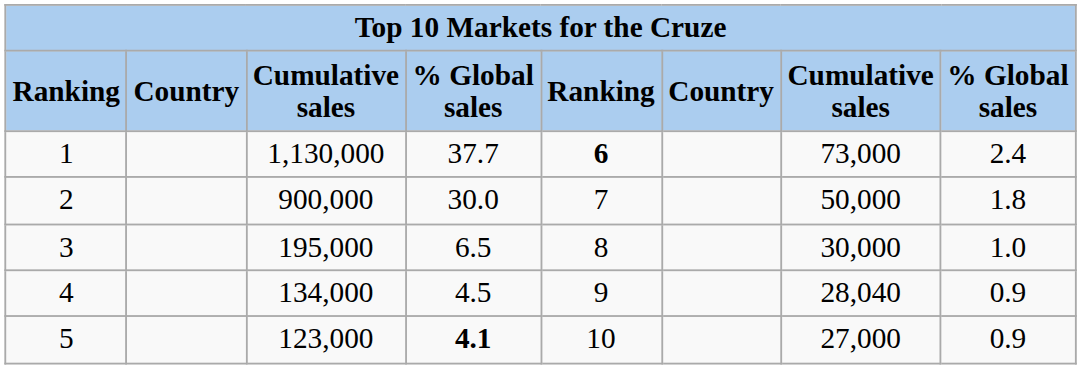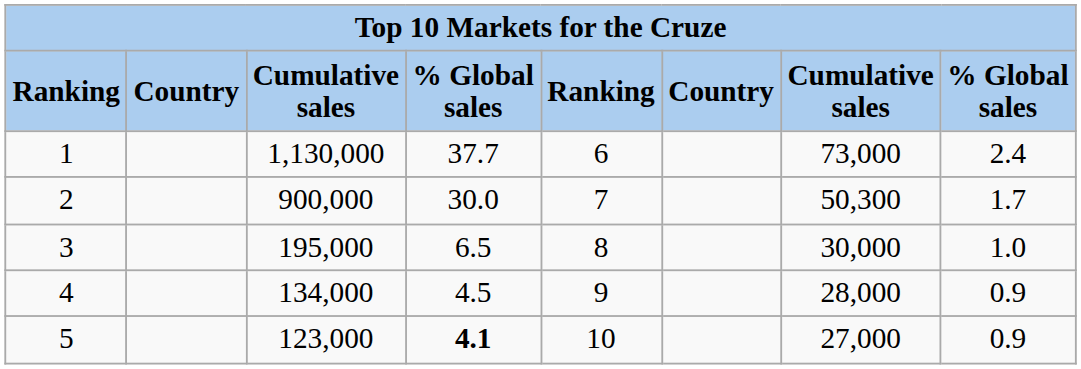(601, 153) bold -> (601, 153) normal
(861, 199) 50,000 -> (861, 199) 50,300
(1008, 199) 1.8 -> (1008, 199) 1.7
(861, 292) 28,040 -> (861, 292) 28,000
